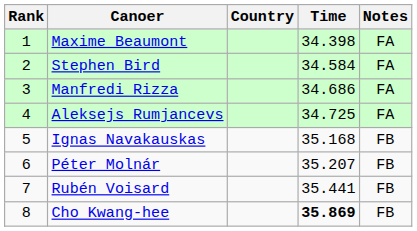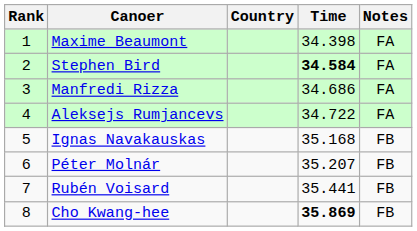(328, 66) normal -> (328, 66) bold
(328, 115) 34.725 -> (328, 115) 34.722
